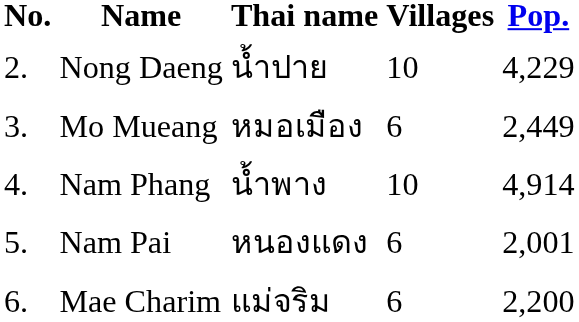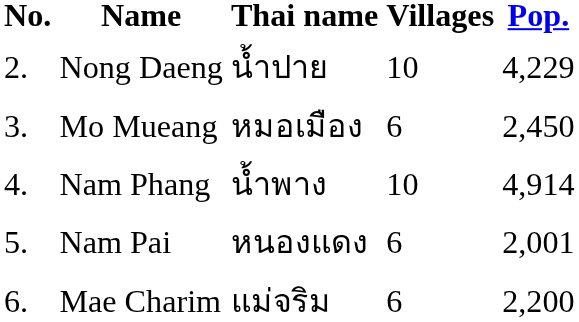(538, 125) 2,449 -> (538, 125) 2,450
